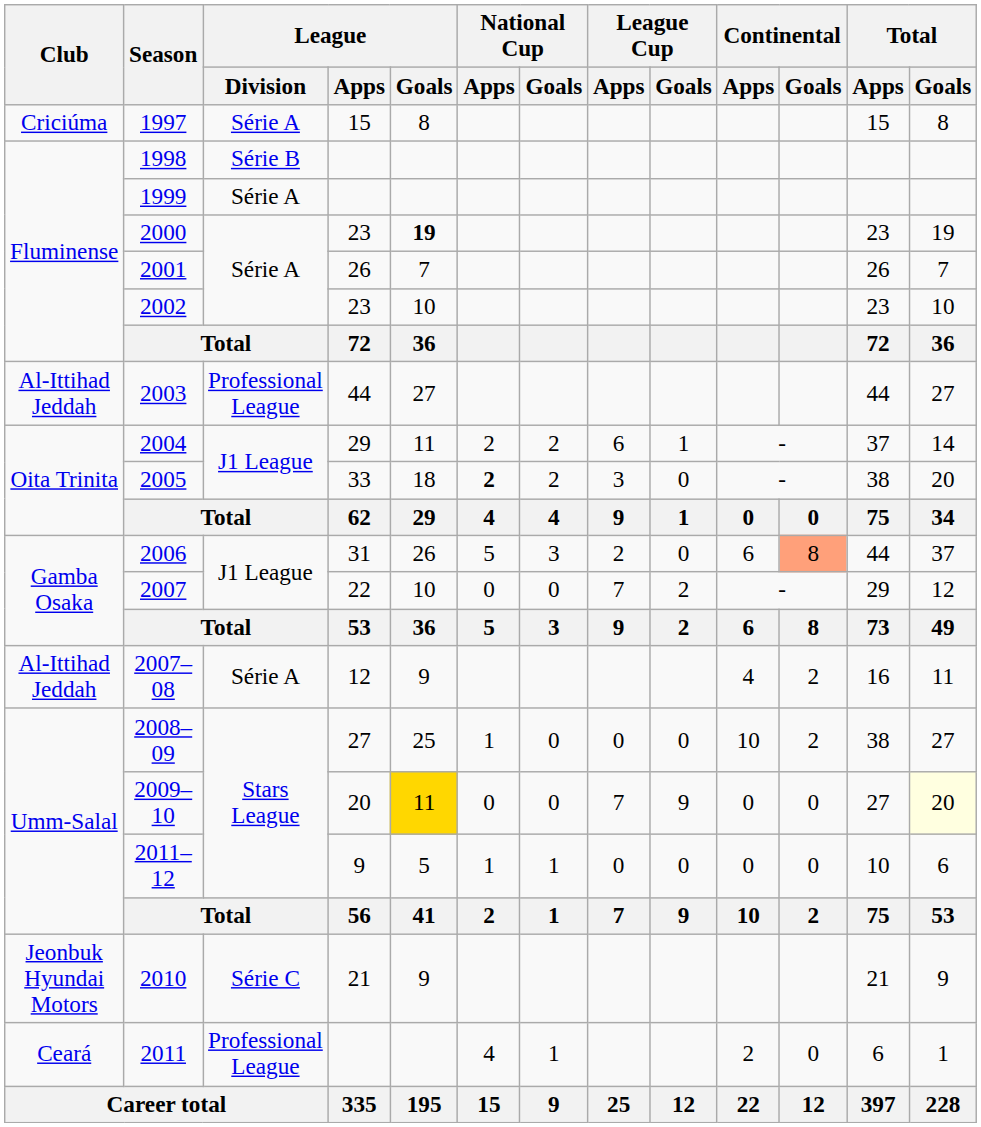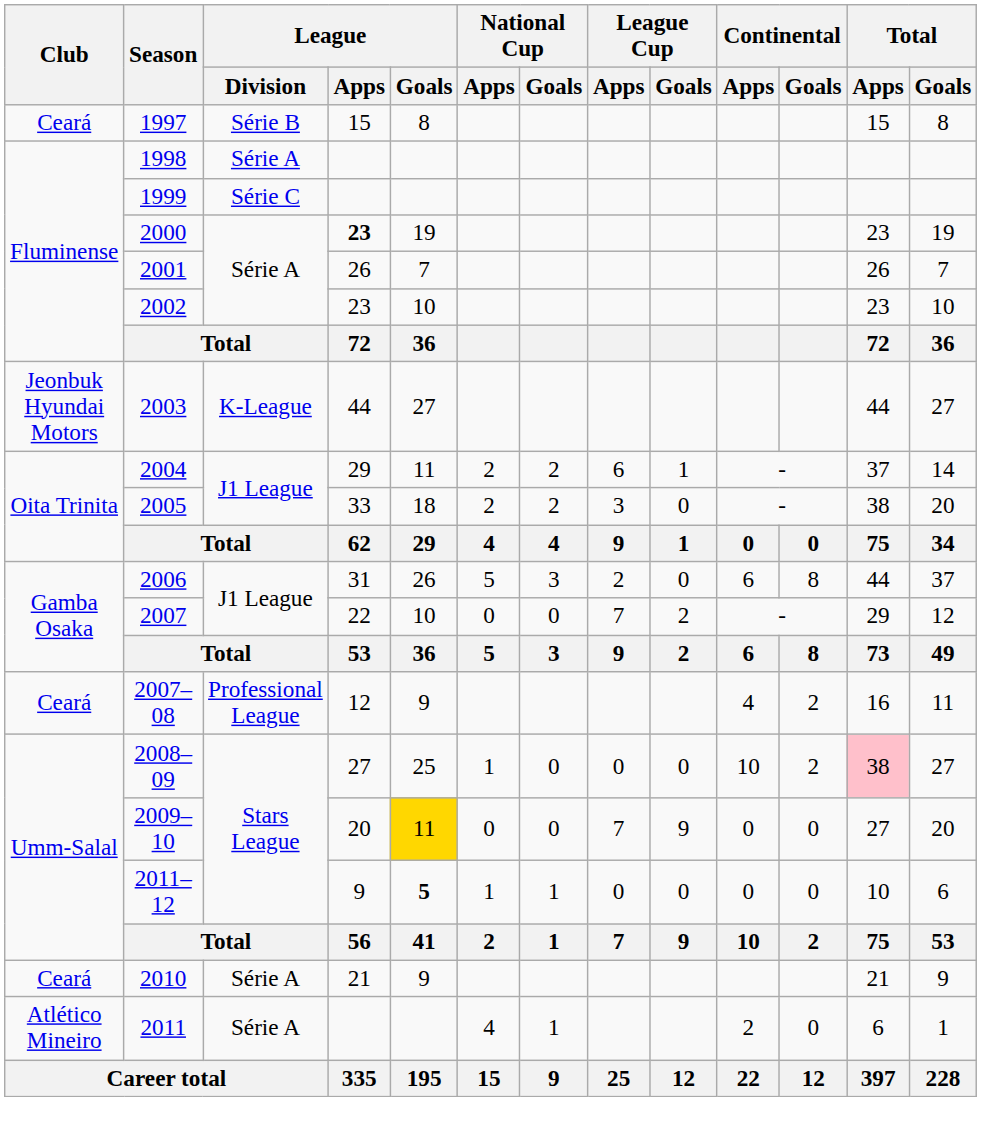(64, 122) Criciúma -> (64, 122) Ceará
(265, 122) Série A -> (265, 122) Série B
(265, 159) Série B -> (265, 159) Série A
(265, 196) Série A -> (265, 196) Série C
(359, 232) normal -> (359, 232) bold
(424, 232) bold -> (424, 232) normal
(64, 393) Al-Ittihad Jeddah -> (64, 406) Jeonbuk Hyundai Motors
(265, 393) Professional League -> (265, 406) K-League
(489, 479) bold -> (489, 505) normal
(813, 553) lightsalmon background -> (813, 579) no background
(64, 676) Al-Ittihad Jeddah -> (64, 702) Ceará
(265, 676) Série A -> (265, 702) Professional League
(878, 739) no background -> (878, 765) pink background
(943, 802) lightyellow background -> (943, 828) no background
(424, 865) normal -> (424, 891) bold
(64, 978) Jeonbuk Hyundai Motors -> (64, 978) Ceará
(265, 978) Série C -> (265, 978) Série A
(64, 1054) Ceará -> (64, 1028) Atlético Mineiro
(265, 1054) Professional League -> (265, 1028) Série A
